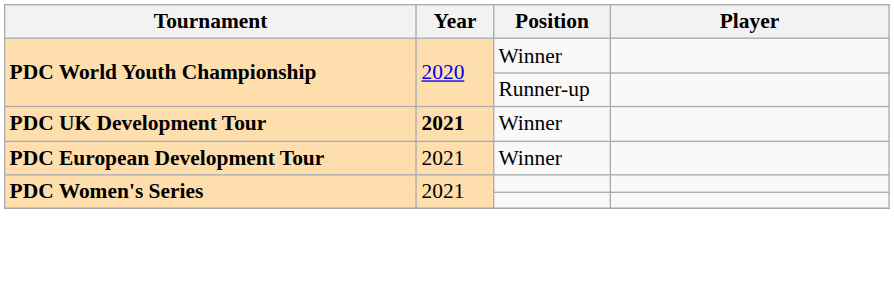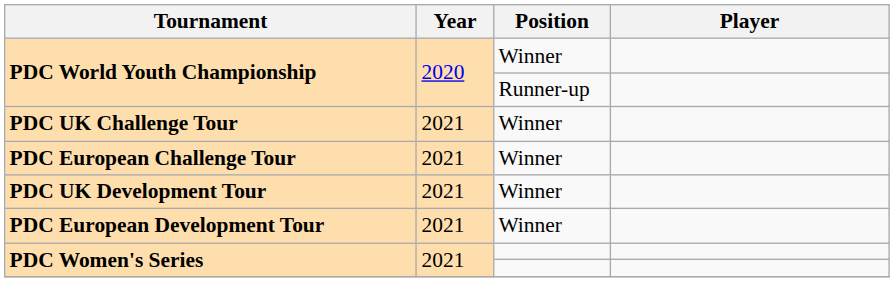+ row: (124, 123)
+ row: (153, 157)
(443, 123) bold -> (443, 191) normal
